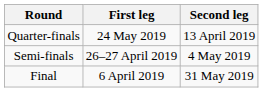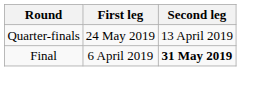- row: (44, 55)
(219, 76) normal -> (197, 55) bold
